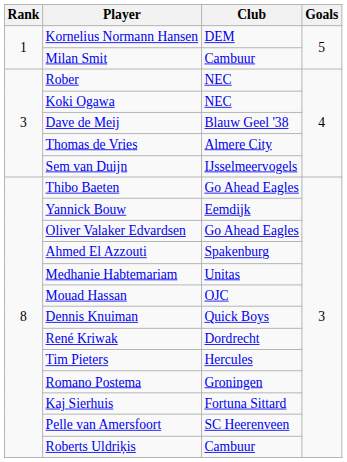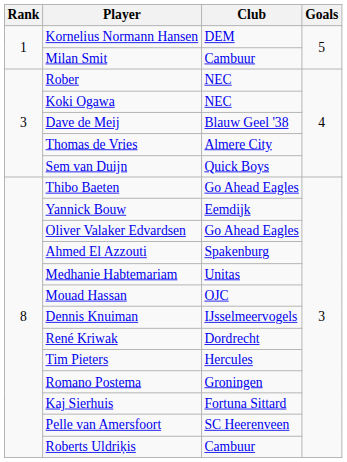(251, 166) IJsselmeervogels -> (237, 166) Quick Boys
(237, 317) Quick Boys -> (251, 317) IJsselmeervogels
